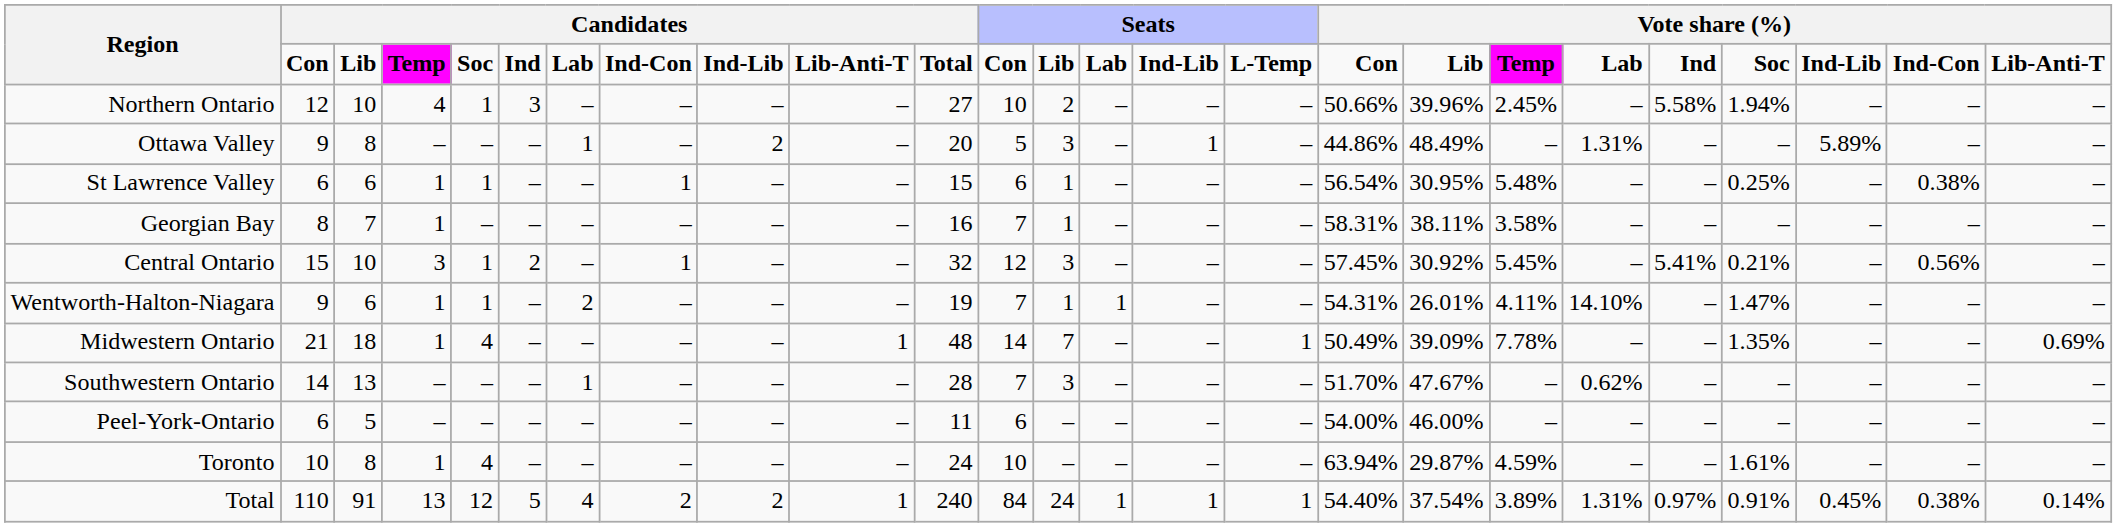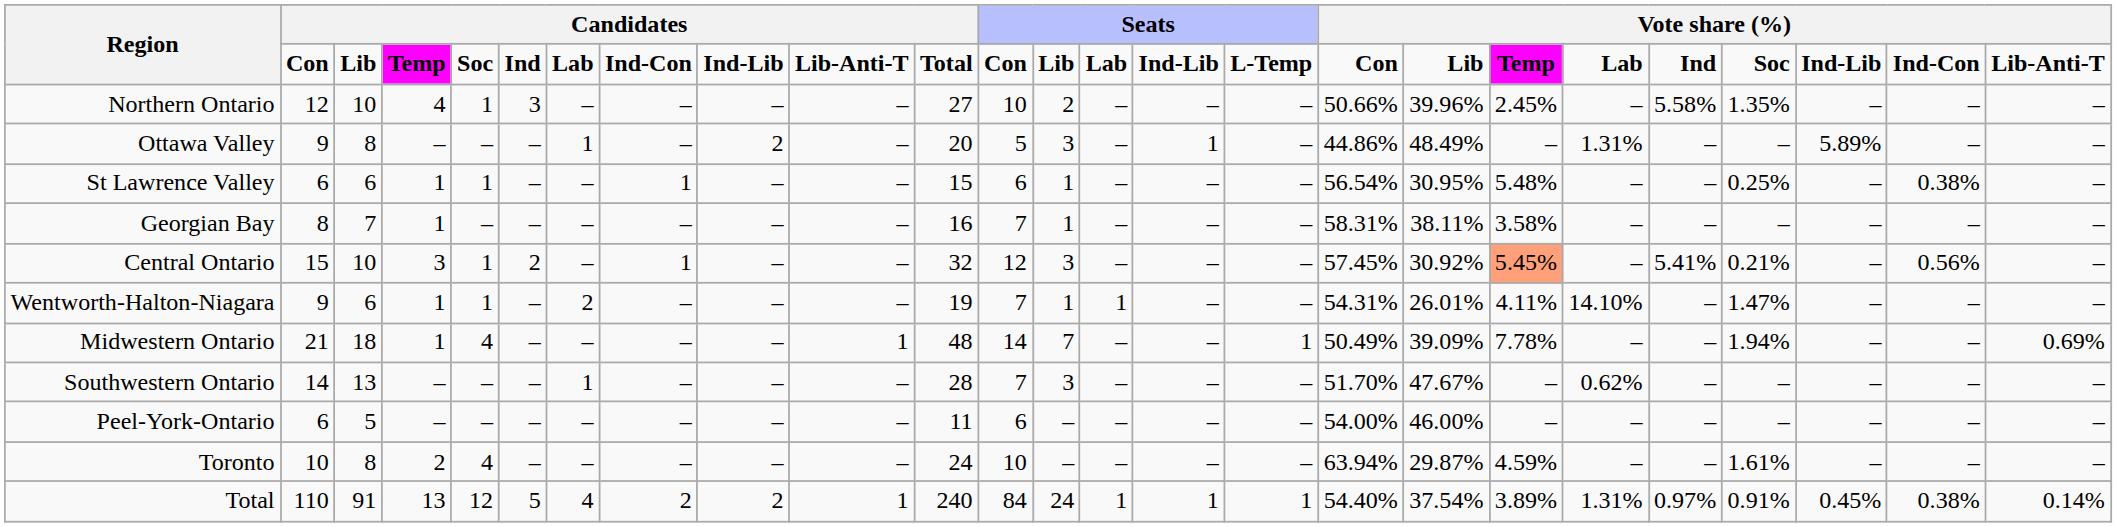(1759, 103) 1.94% -> (1759, 103) 1.35%
(1526, 262) no background -> (1526, 262) lightsalmon background
(1759, 341) 1.35% -> (1759, 341) 1.94%
(440, 460) 1 -> (440, 460) 2
